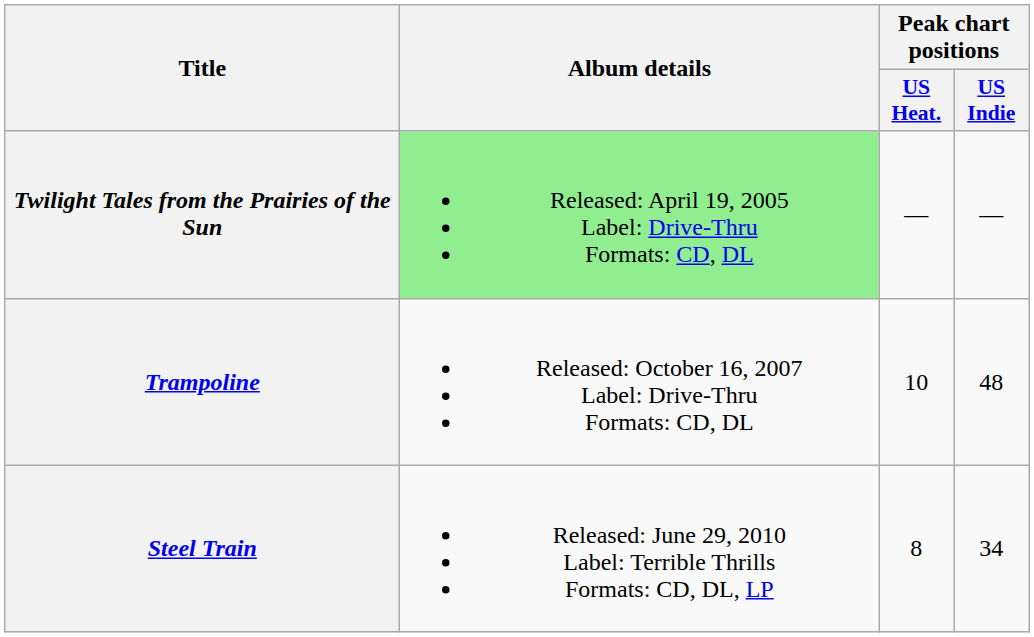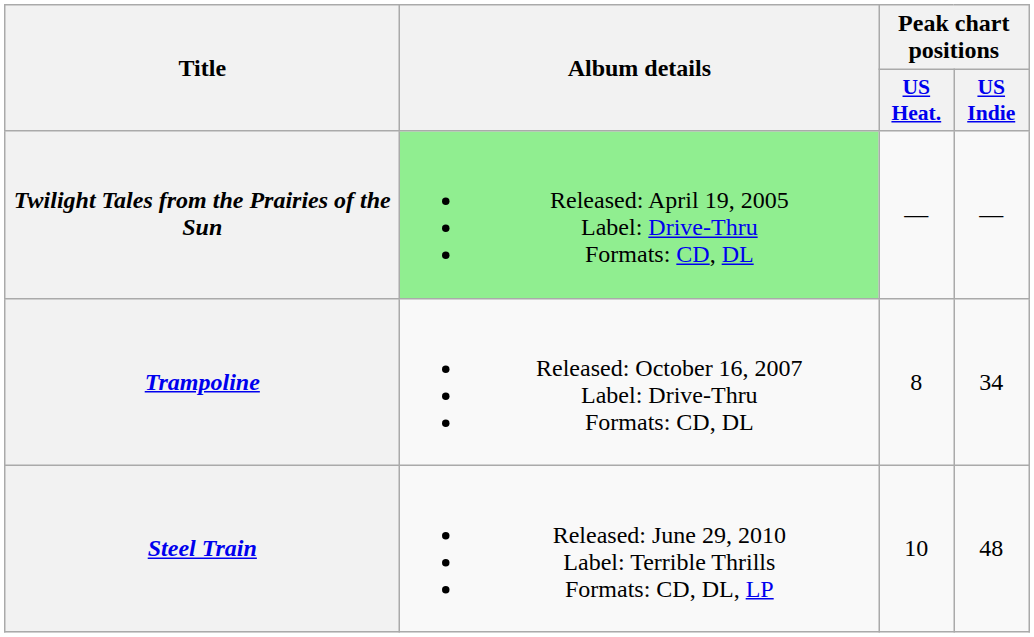(916, 381) 10 -> (916, 381) 8
(991, 381) 48 -> (991, 381) 34
(916, 548) 8 -> (916, 548) 10
(991, 548) 34 -> (991, 548) 48
